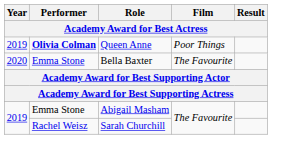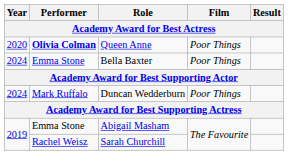(17, 45) 2019 -> (17, 45) 2020
(17, 61) 2020 -> (17, 61) 2024
(203, 61) The Favourite -> (215, 61) Poor Things
+ row: (143, 93)
